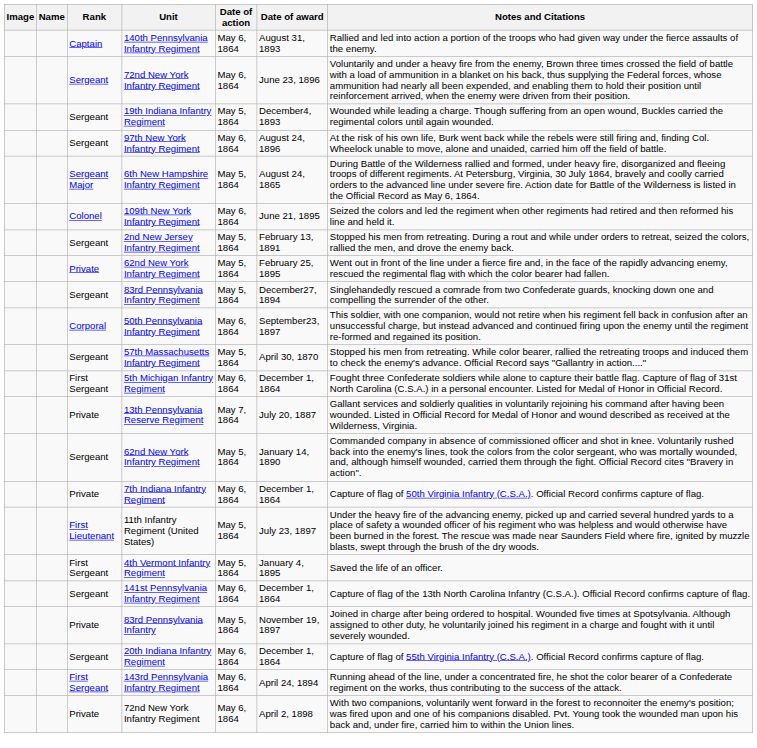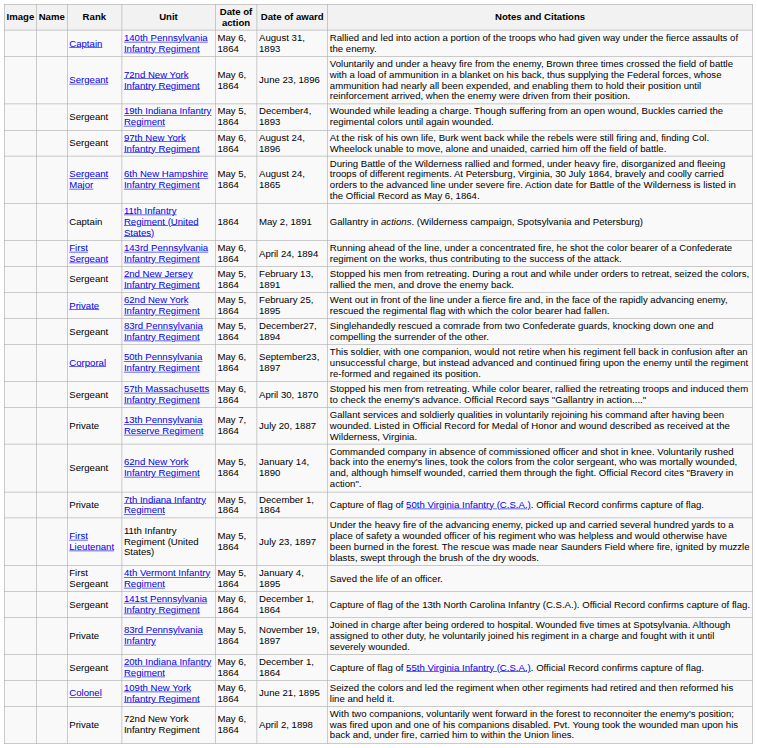+ row: (86, 222)
rows swapped: (89, 682) <-> (86, 216)
(232, 357) May 5, 1864 -> (232, 394) May 6, 1864
- row: (89, 383)
(232, 494) May 6, 1864 -> (232, 505) May 5, 1864
